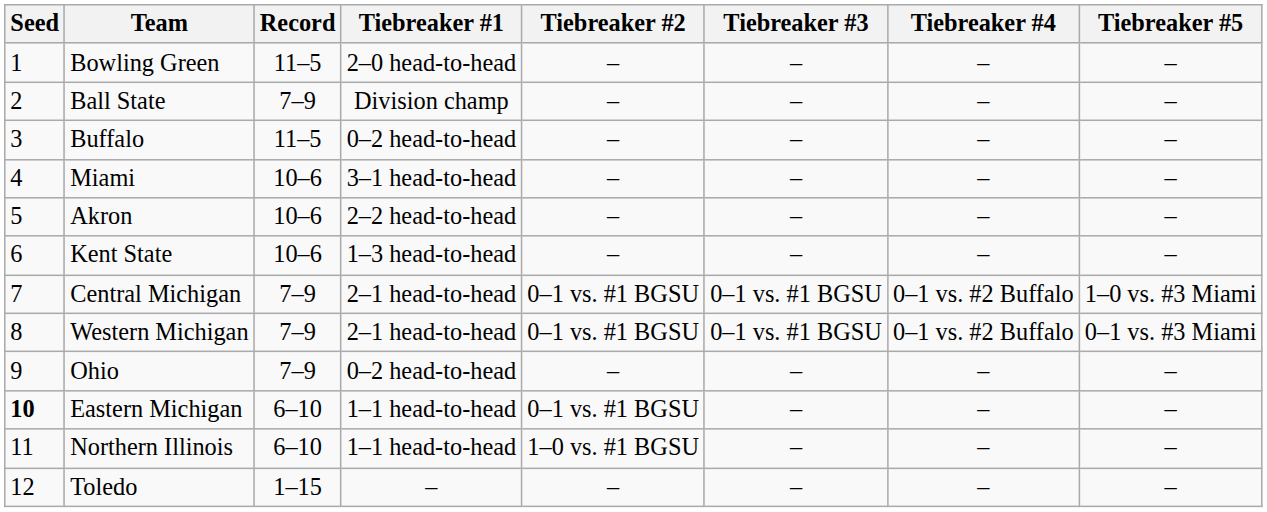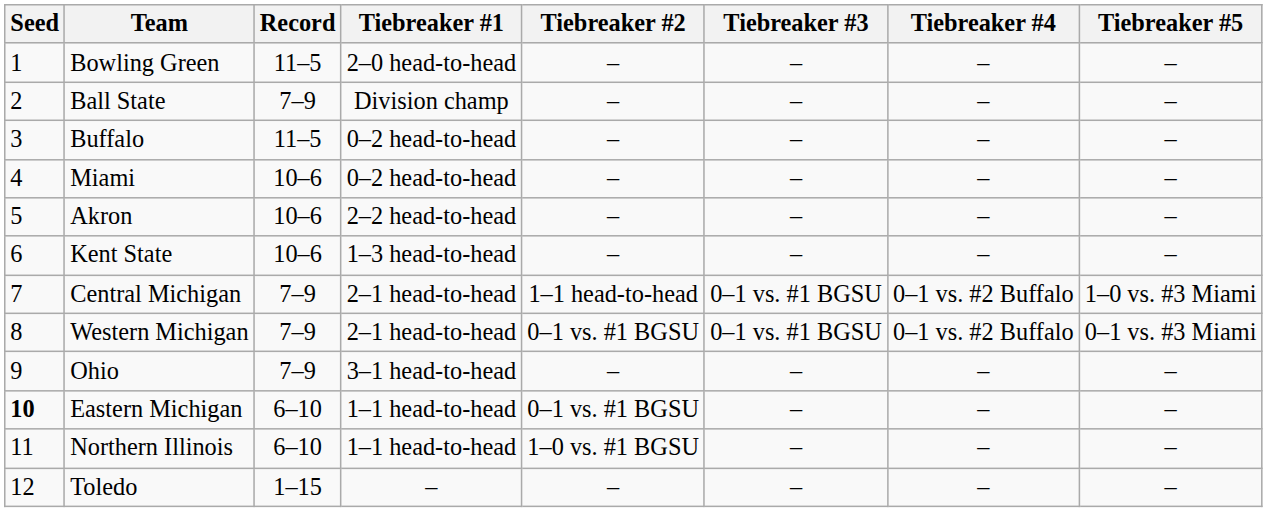(431, 178) 3–1 head-to-head -> (431, 178) 0–2 head-to-head
(613, 293) 0–1 vs. #1 BGSU -> (613, 293) 1–1 head-to-head
(431, 370) 0–2 head-to-head -> (431, 370) 3–1 head-to-head
